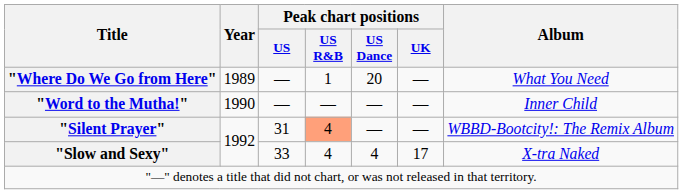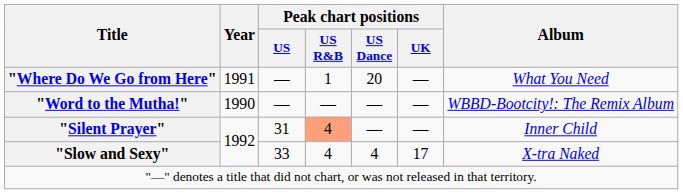(239, 79) 1989 -> (239, 79) 1991
(561, 104) Inner Child -> (561, 104) WBBD-Bootcity!: The Remix Album
(561, 129) WBBD-Bootcity!: The Remix Album -> (561, 129) Inner Child
